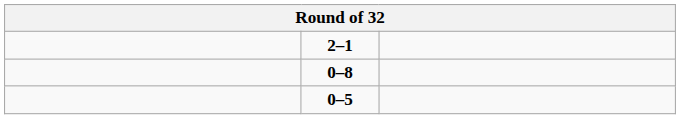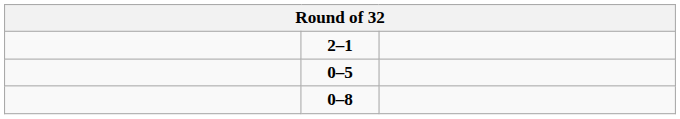rows swapped: (340, 99) <-> (340, 72)
